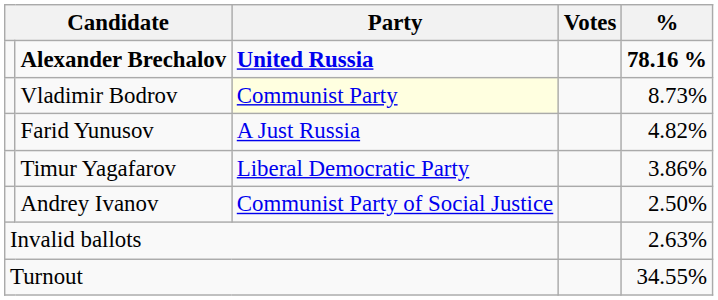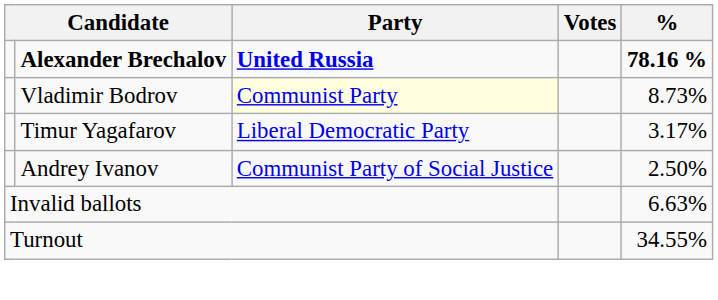- row: (87, 131)
(677, 167) 3.86% -> (677, 131) 3.17%
(677, 240) 2.63% -> (677, 204) 6.63%
